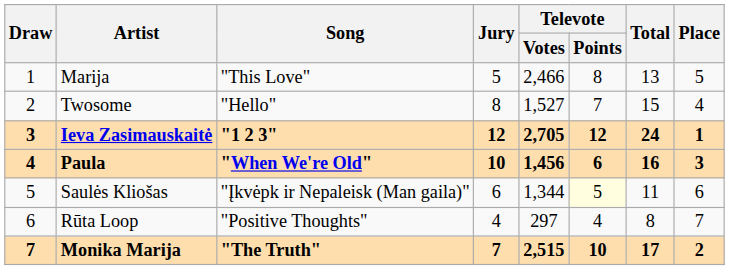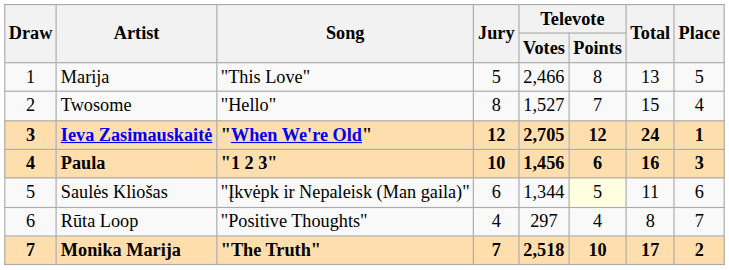(249, 134) "1 2 3" -> (296, 134) "When We're Old"
(296, 163) "When We're Old" -> (249, 163) "1 2 3"
(544, 250) 2,515 -> (544, 250) 2,518
